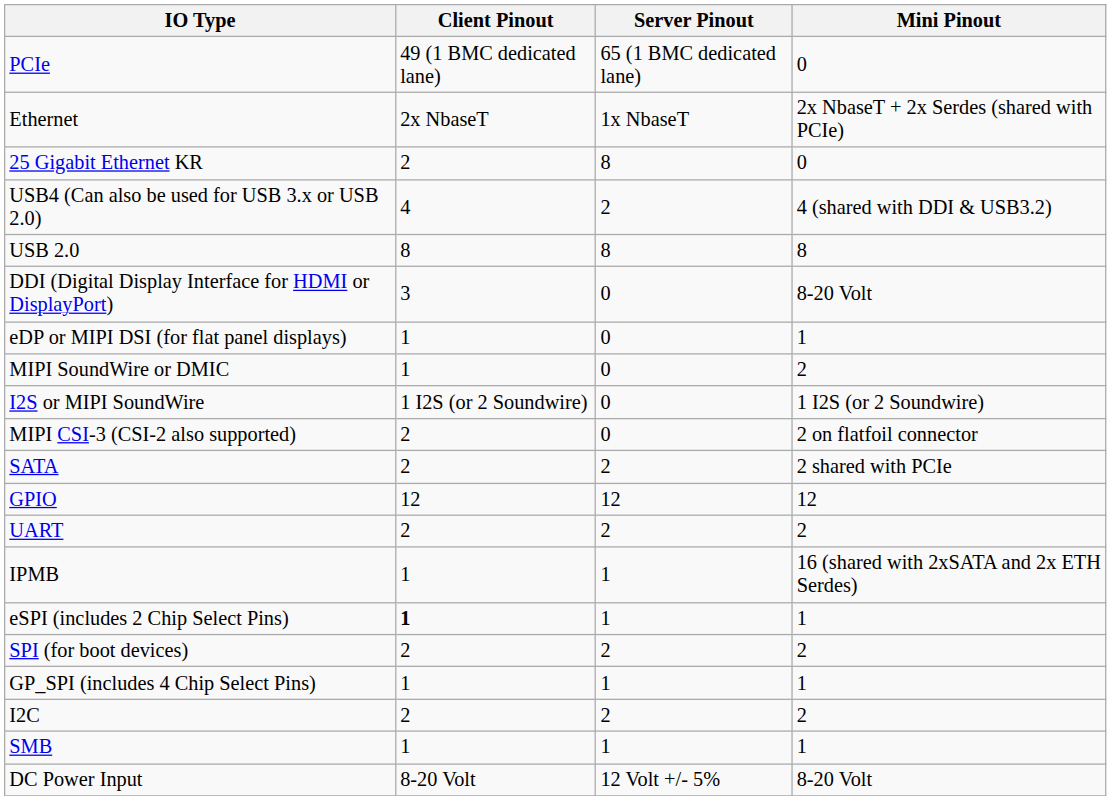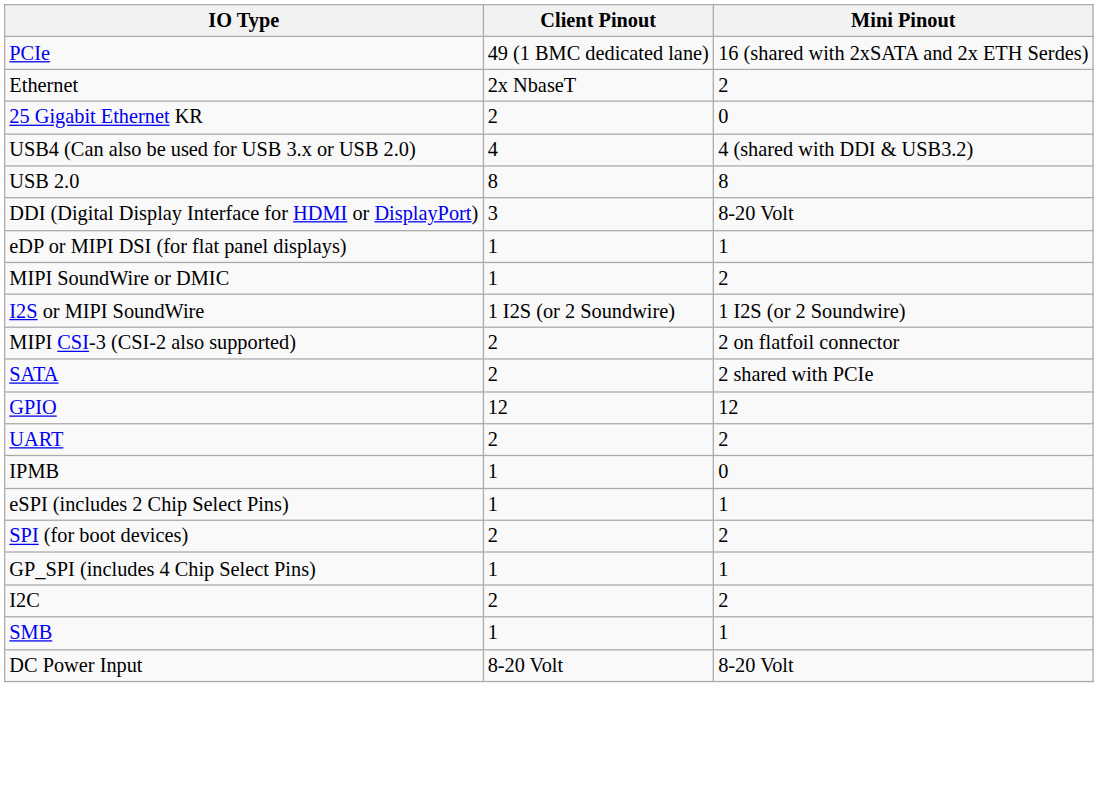- column: (694, 20)
(802, 64) 0 -> (903, 52) 16 (shared with 2xSATA and 2x ETH Serdes)
(944, 119) 2x NbaseT + 2x Serdes (shared with PCIe) -> (723, 85) 2
(949, 574) 16 (shared with 2xSATA and 2x ETH Serdes) -> (723, 471) 0
(405, 618) bold -> (493, 504) normal
